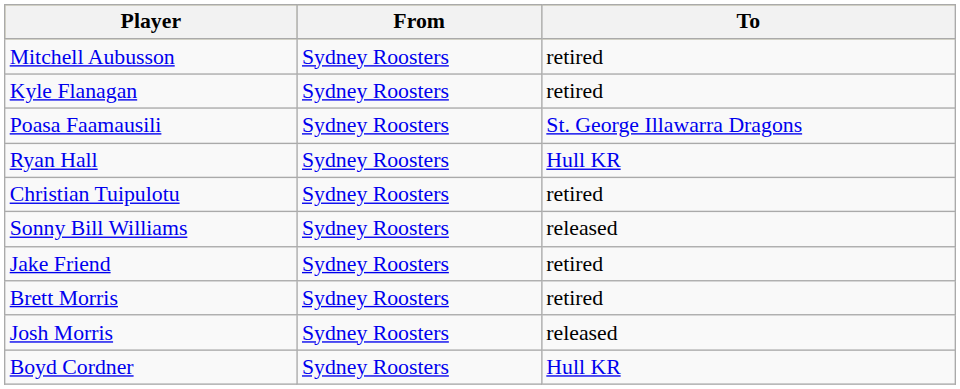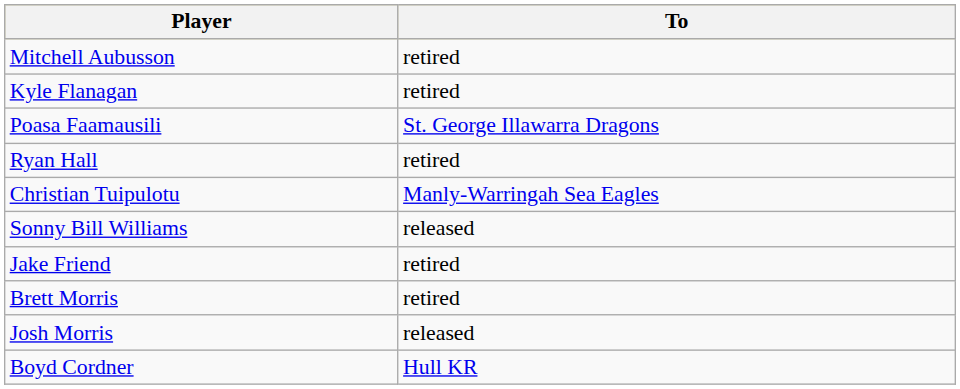- column: (419, 21)
(583, 159) Hull KR -> (432, 159) retired
(575, 194) retired -> (531, 194) Manly-Warringah Sea Eagles
